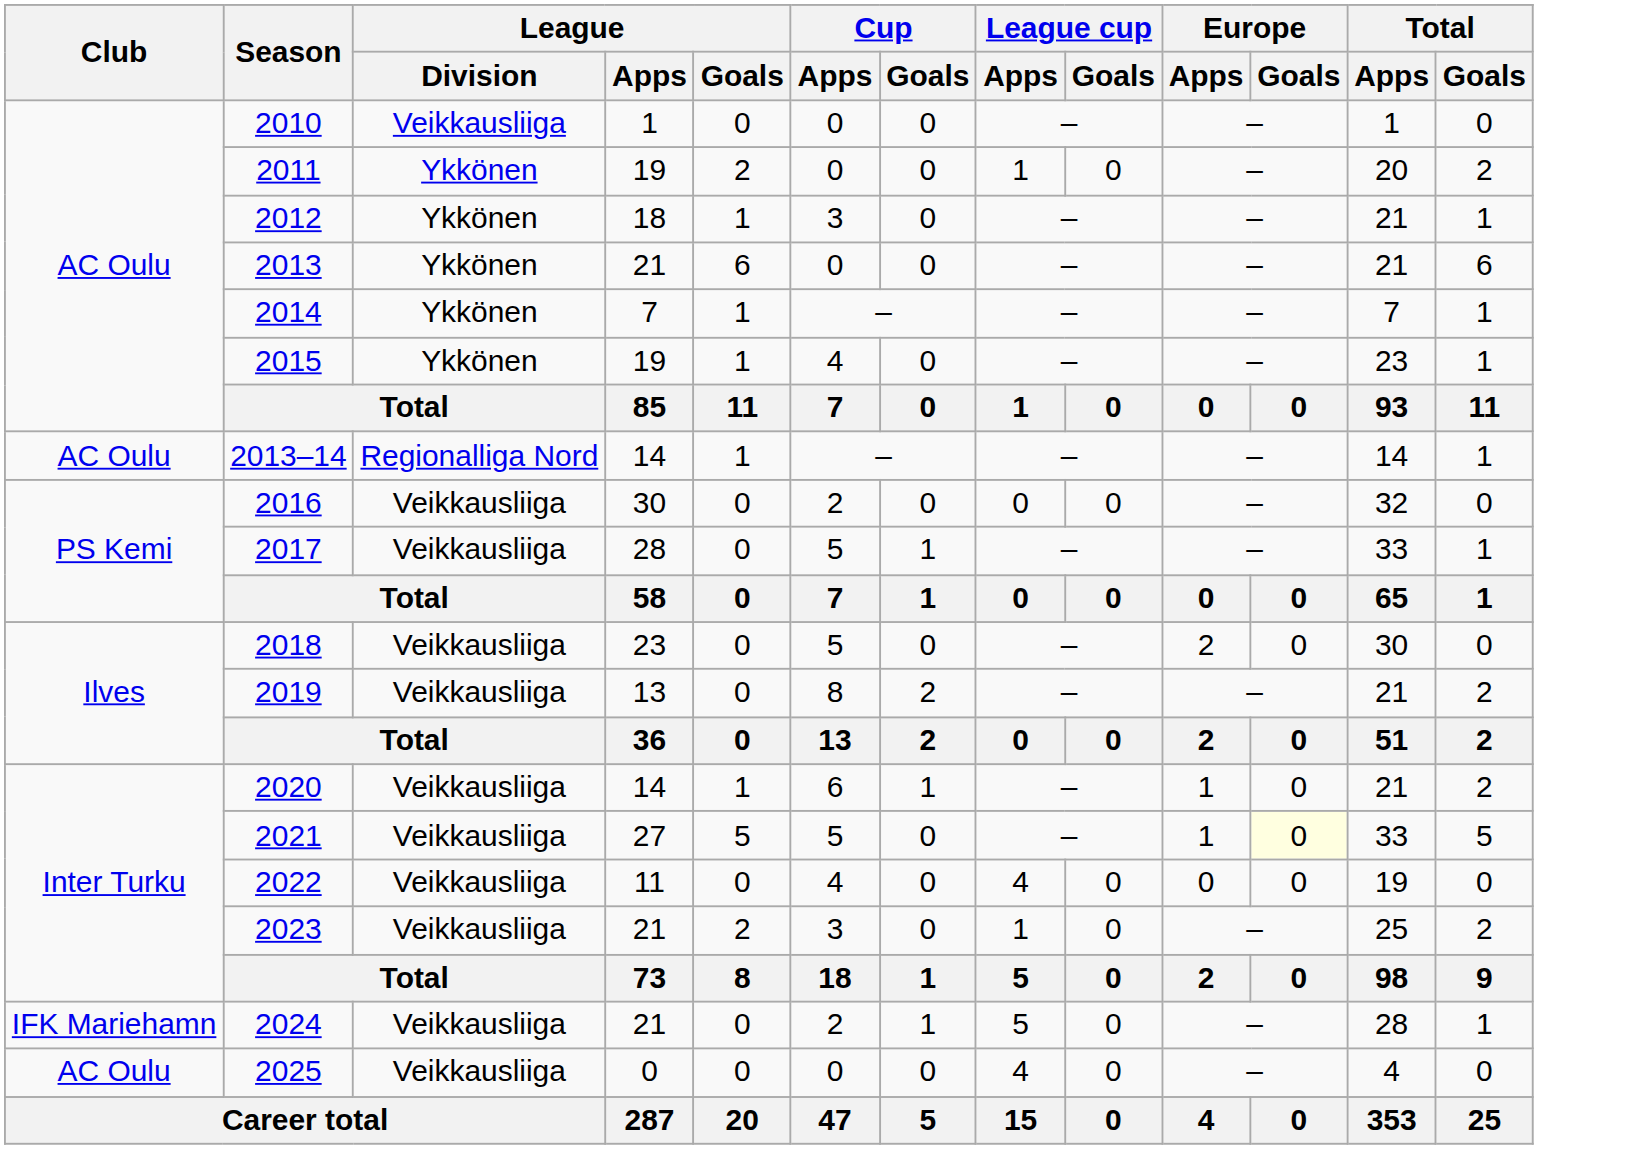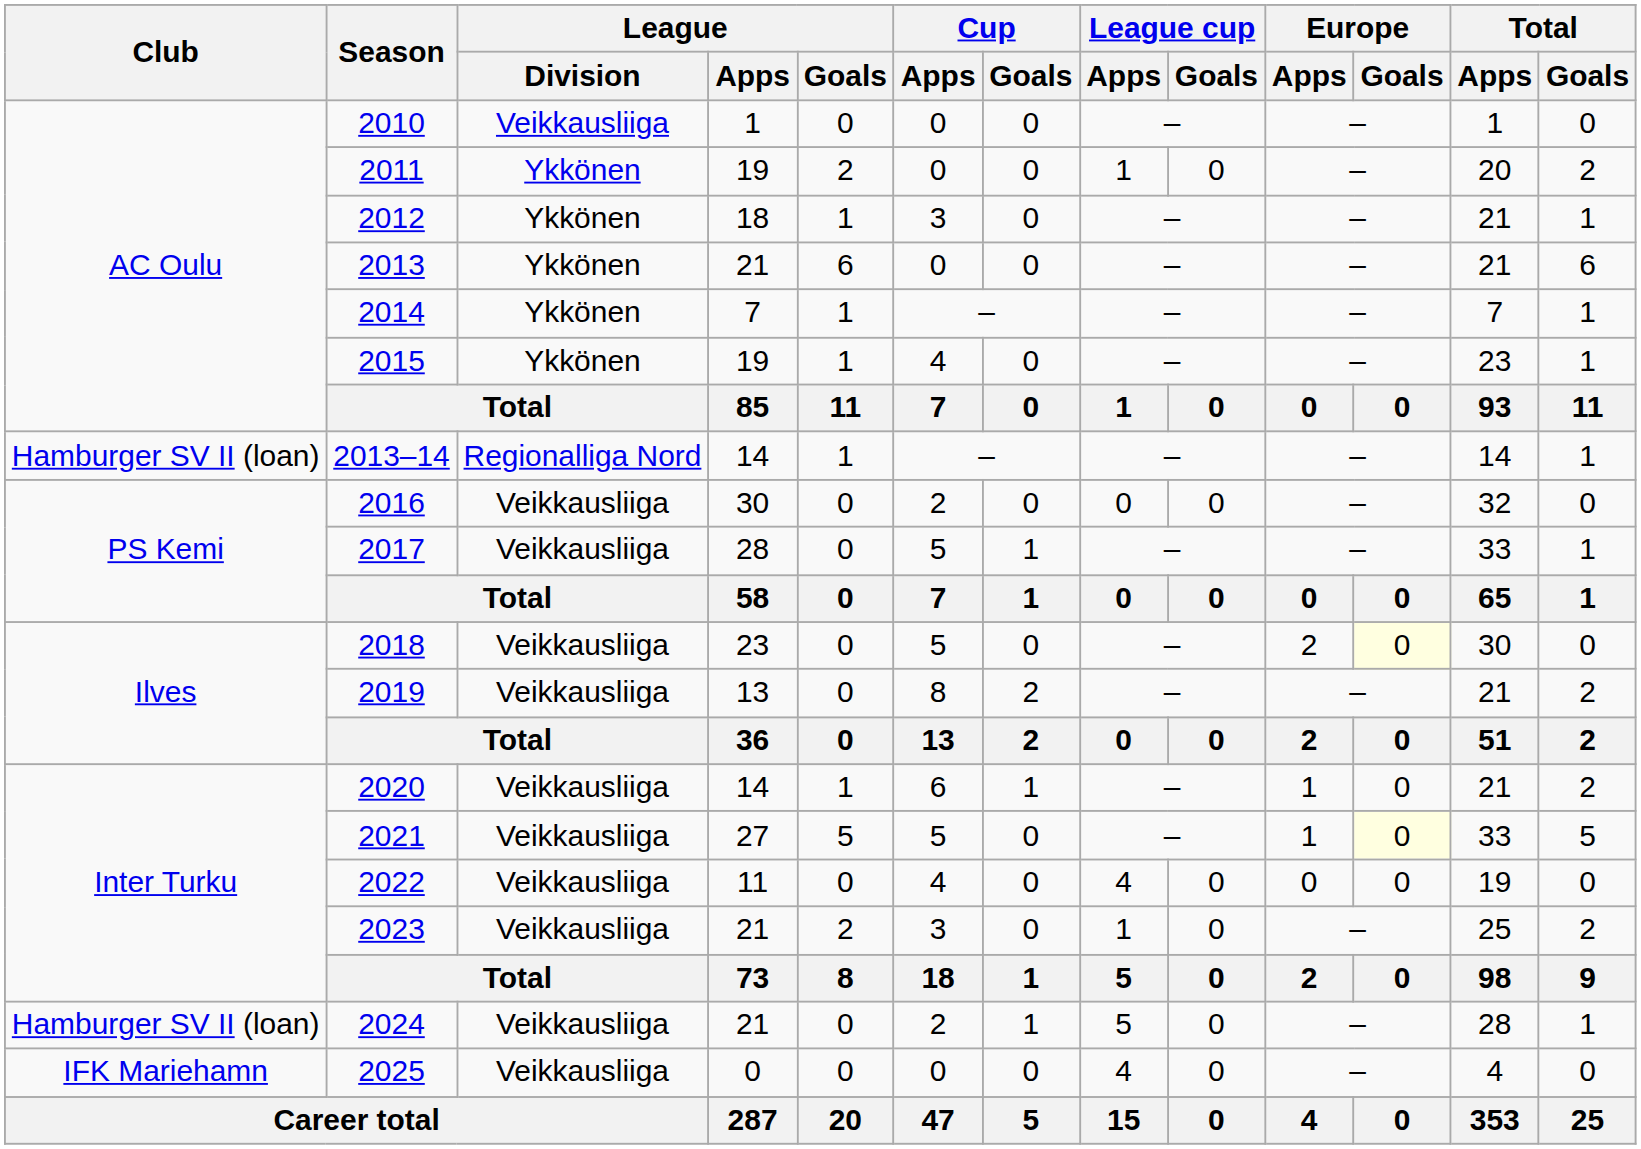(114, 455) AC Oulu -> (166, 455) Hamburger SV II (loan)
(1299, 645) no background -> (1402, 645) lightyellow background
(114, 1024) IFK Mariehamn -> (166, 1024) Hamburger SV II (loan)
(114, 1072) AC Oulu -> (166, 1072) IFK Mariehamn
